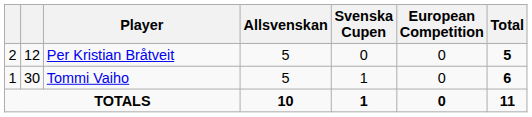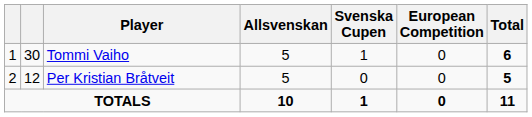rows swapped: (88, 78) <-> (111, 55)
